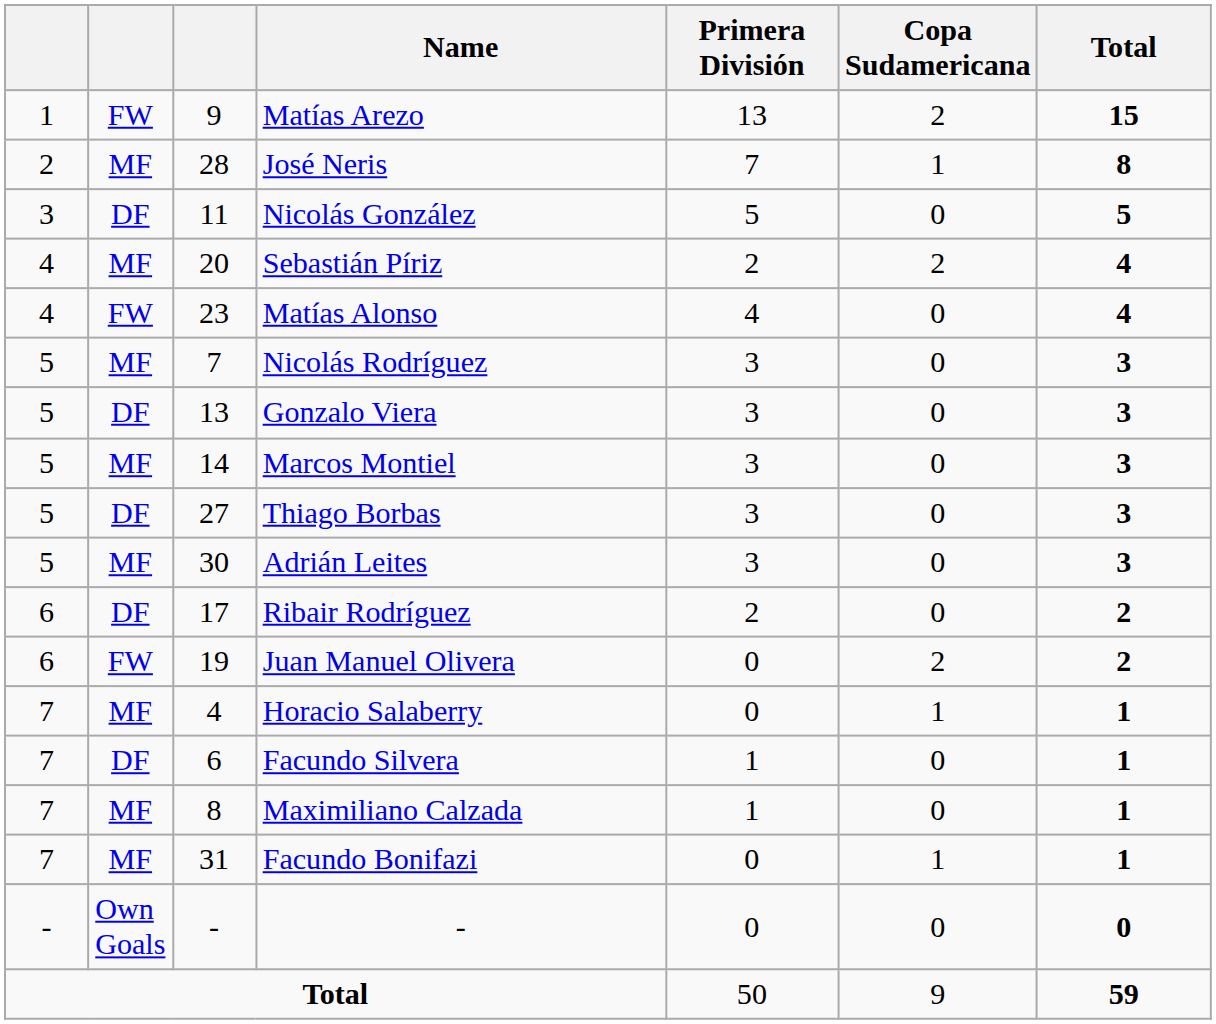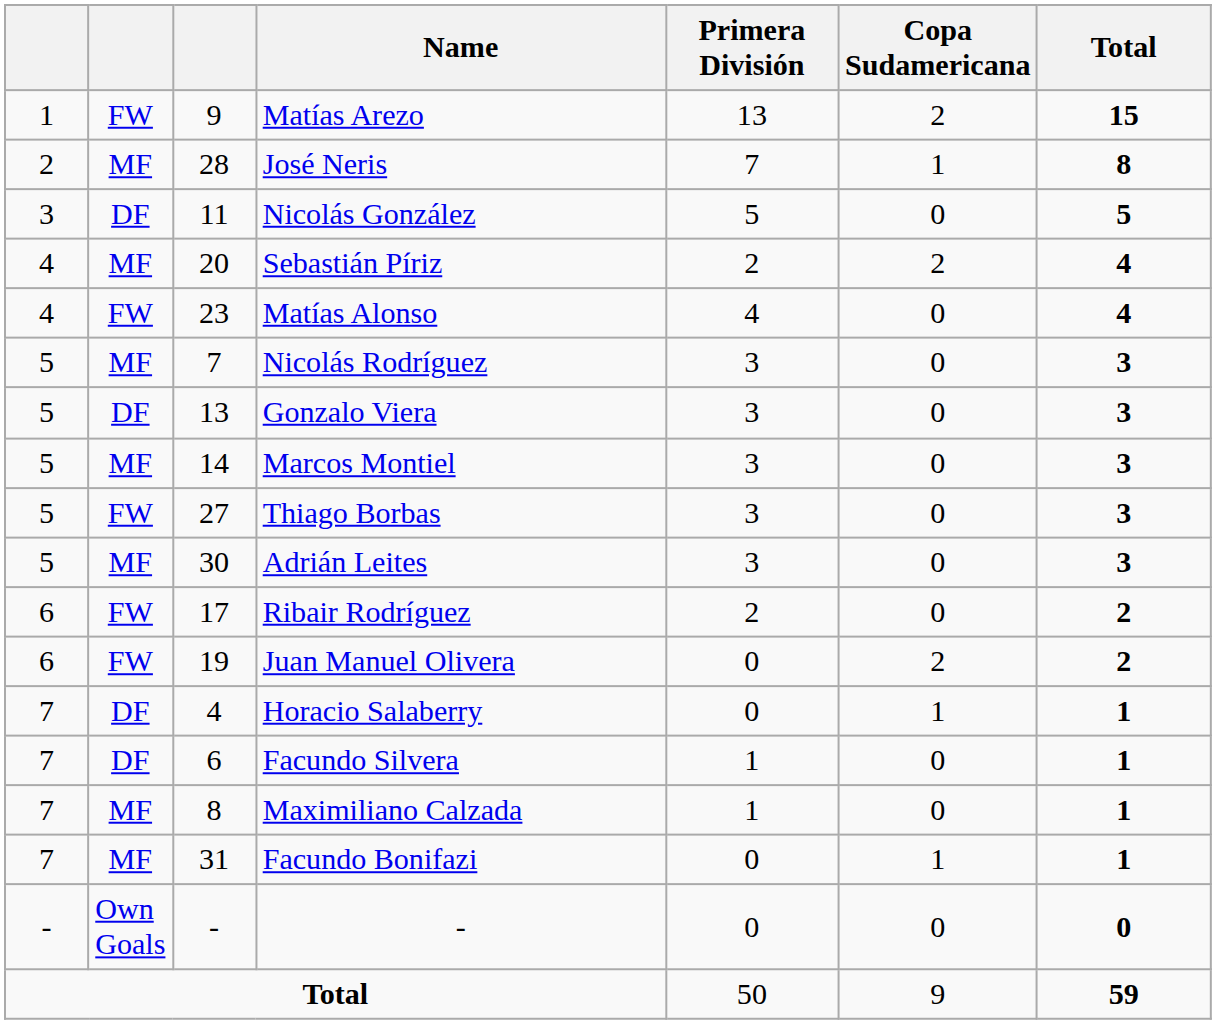(130, 511) DF -> (130, 511) FW
(130, 611) DF -> (130, 611) FW
(130, 710) MF -> (130, 710) DF
